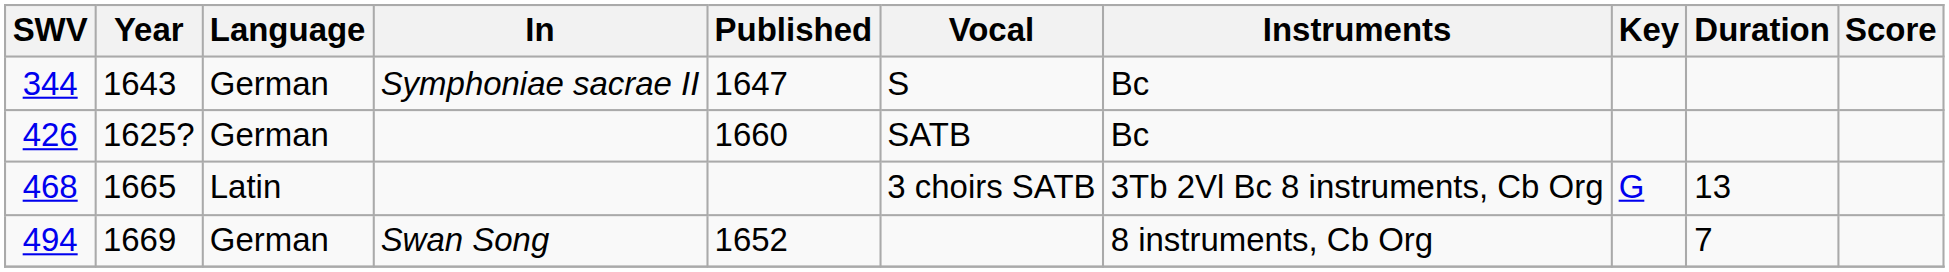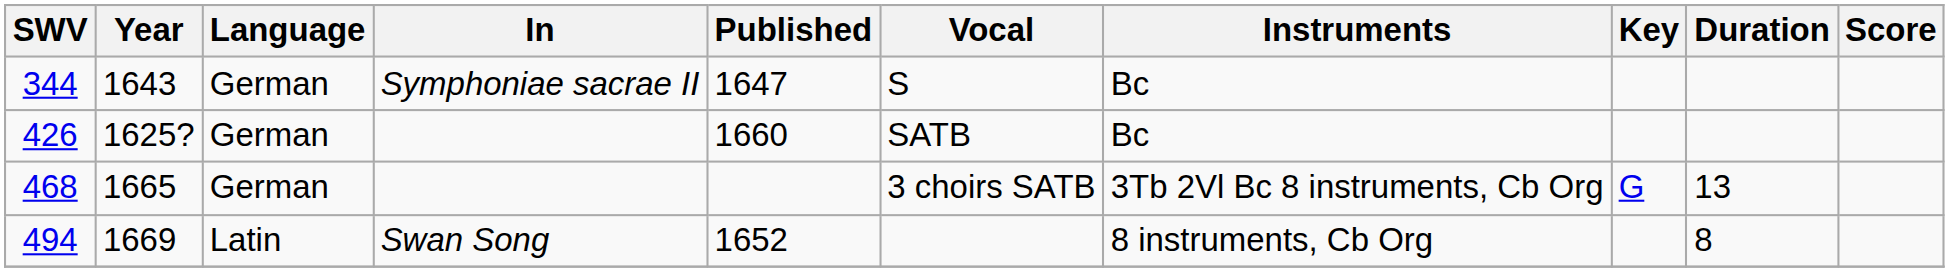(246, 187) Latin -> (269, 187) German
(269, 239) German -> (246, 239) Latin
(1703, 239) 7 -> (1703, 239) 8
